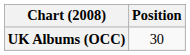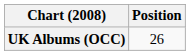(157, 38) 30 -> (157, 38) 26
